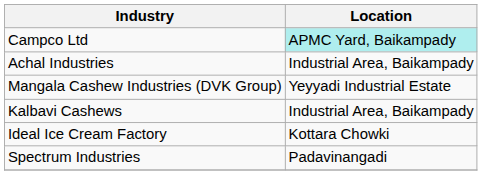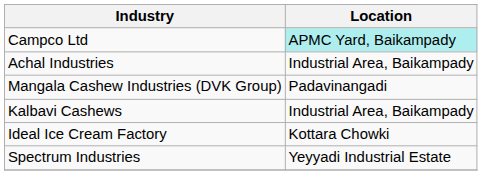(370, 87) Yeyyadi Industrial Estate -> (338, 87) Padavinangadi
(338, 157) Padavinangadi -> (370, 157) Yeyyadi Industrial Estate
